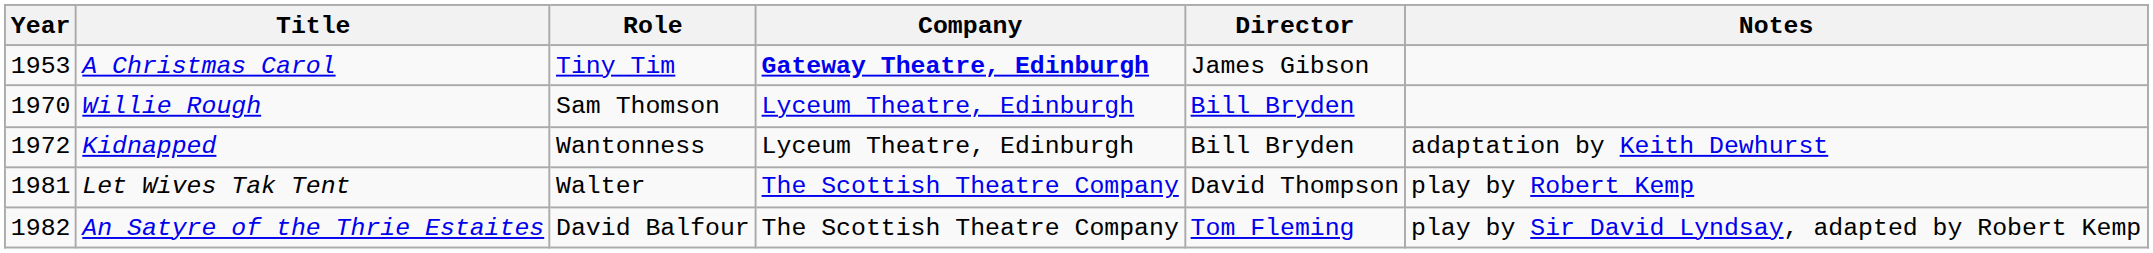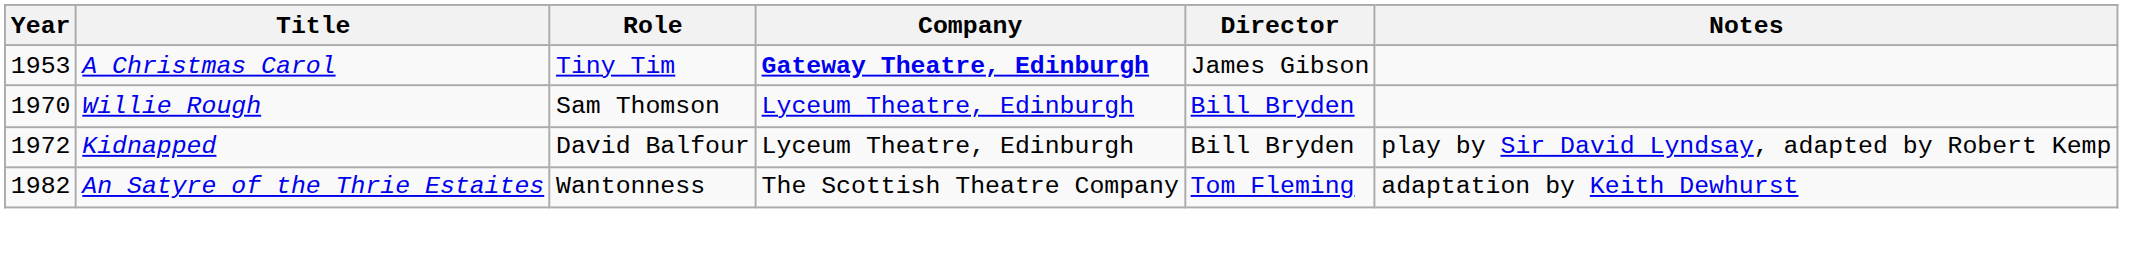(631, 147) Wantonness -> (653, 147) David Balfour
(1620, 147) adaptation by Keith Dewhurst -> (1746, 147) play by Sir David Lyndsay, adapted by Robert Kemp
- row: (216, 187)
(653, 228) David Balfour -> (631, 187) Wantonness
(1776, 228) play by Sir David Lyndsay, adapted by Robert Kemp -> (1590, 187) adaptation by Keith Dewhurst
